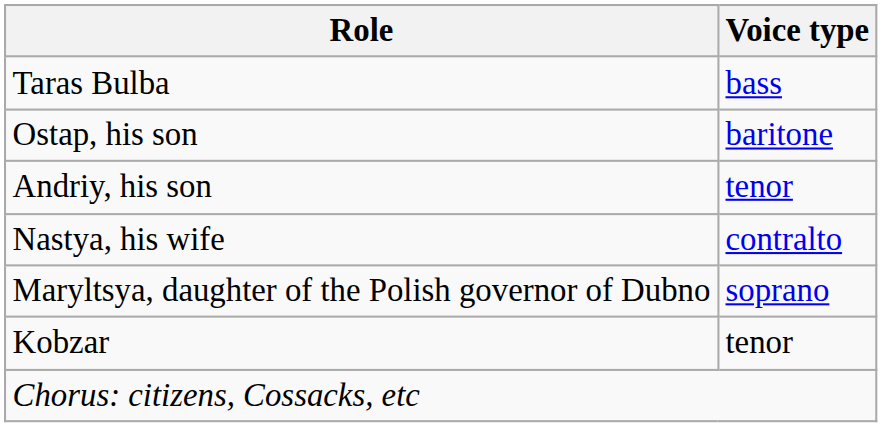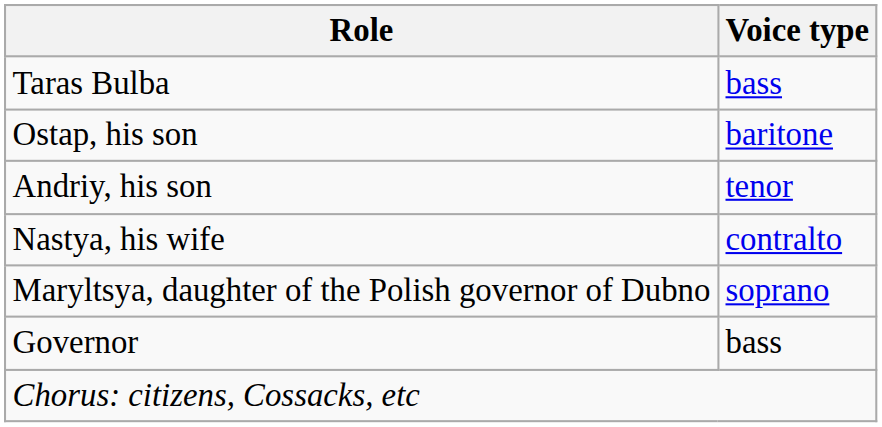+ row: (75, 342)
- row: (61, 342)
